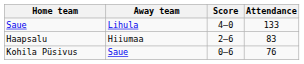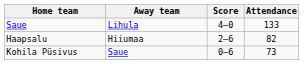(271, 39) 83 -> (271, 39) 82
(271, 53) 76 -> (271, 53) 73
